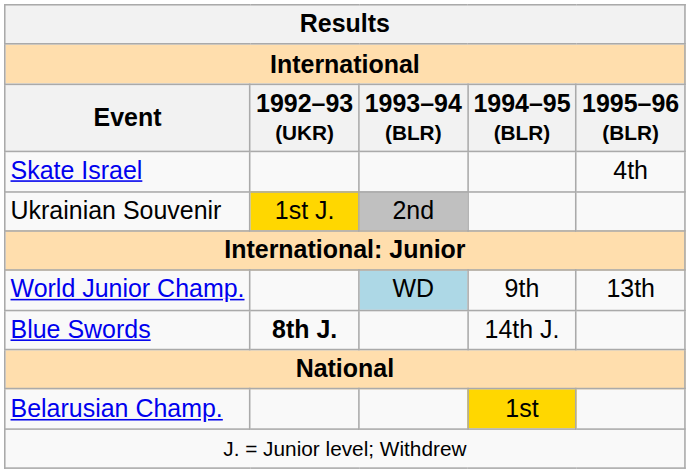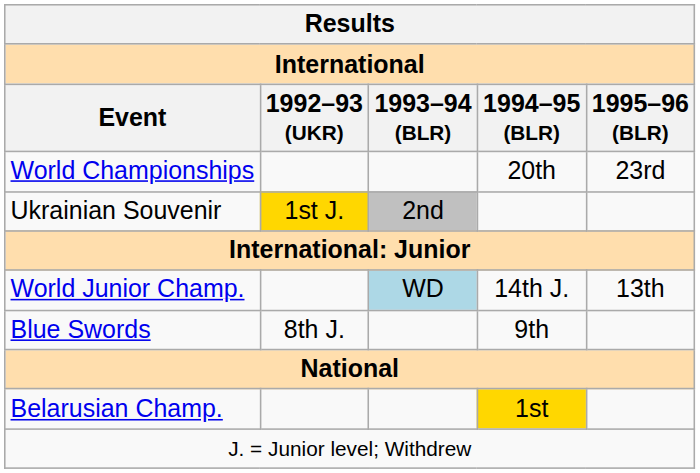+ row: (132, 171)
- row: (76, 171)
(522, 289) 9th -> (532, 289) 14th J.
(305, 329) bold -> (314, 329) normal
(522, 329) 14th J. -> (532, 329) 9th
